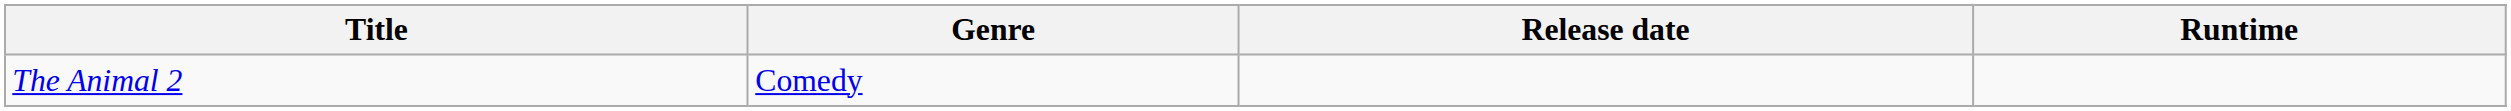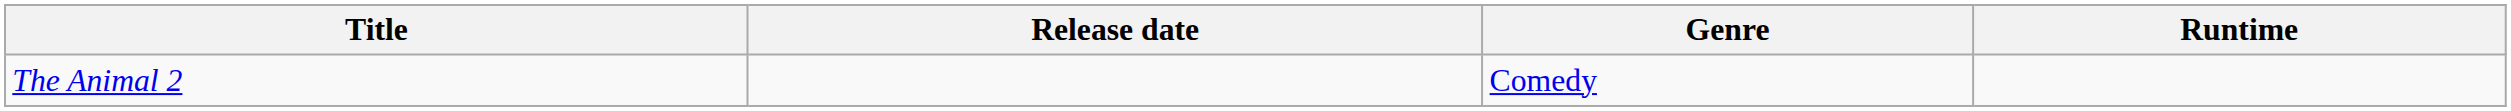columns swapped: (993, 29) <-> (1606, 29)
